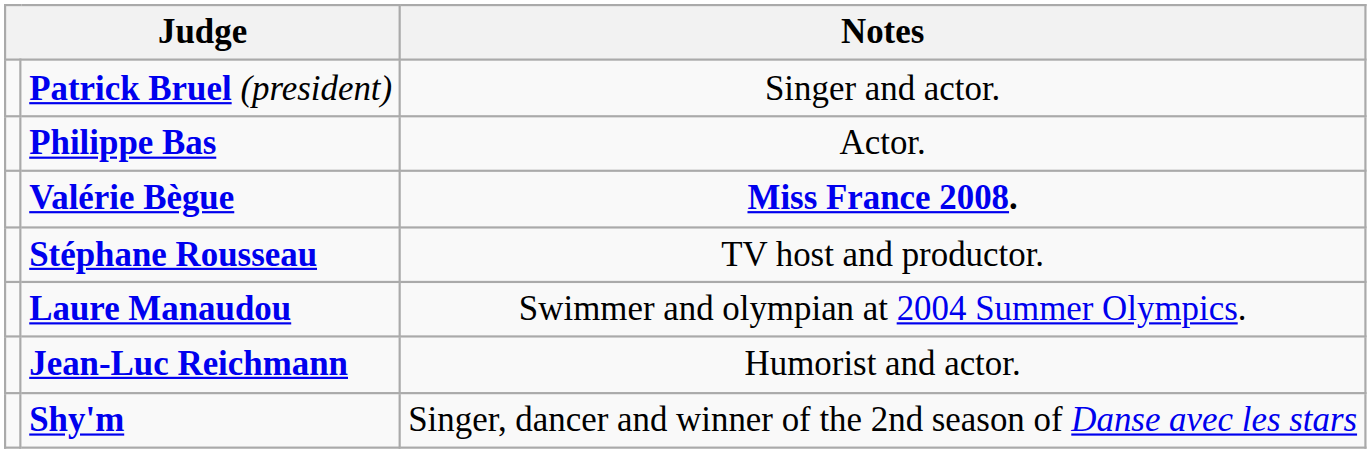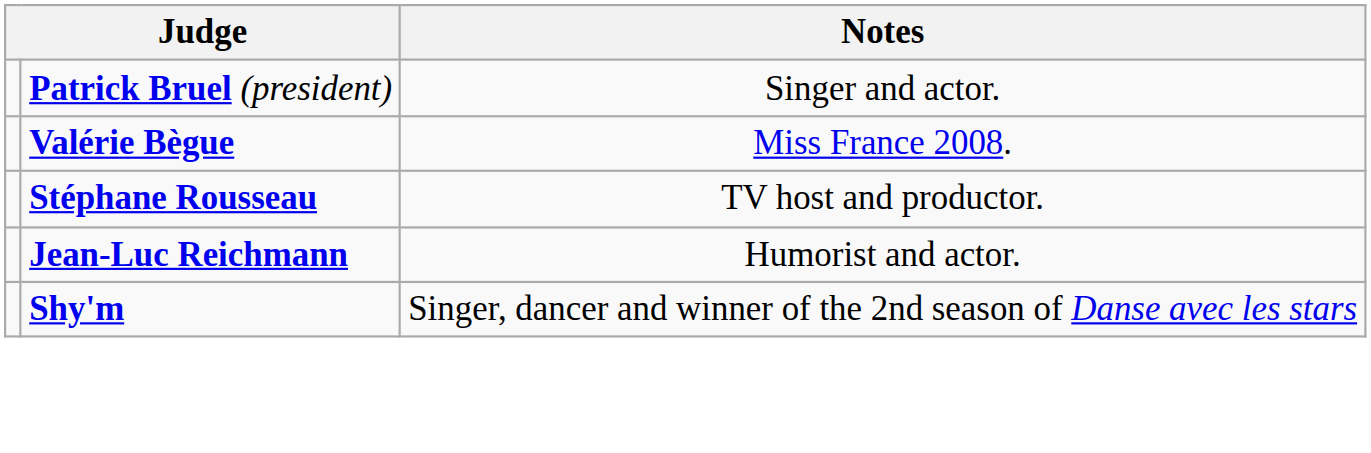- row: (123, 142)
(883, 198) bold -> (883, 142) normal
- row: (160, 308)
